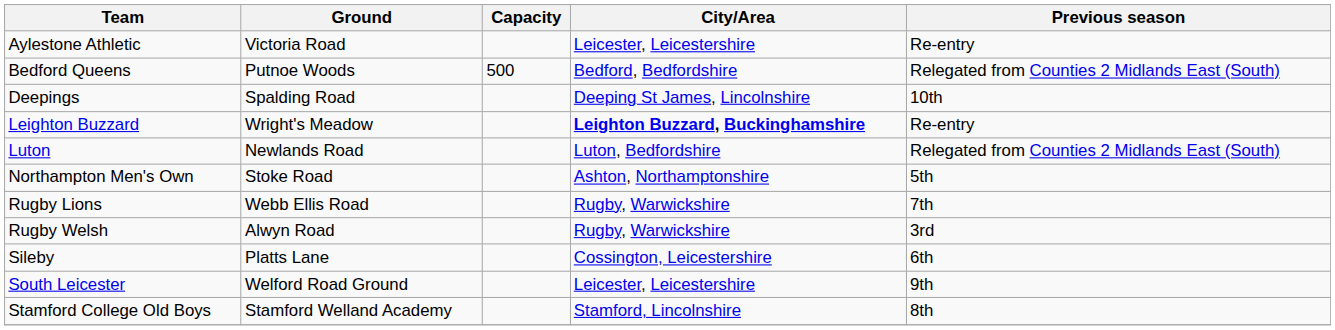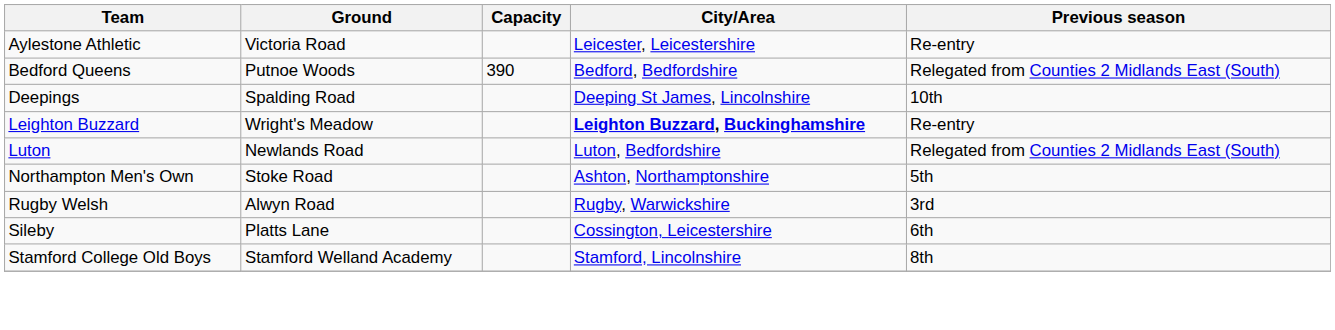(500, 71) 500 -> (500, 71) 390
- row: (55, 204)
- row: (67, 284)
